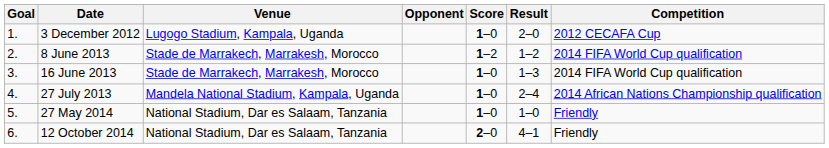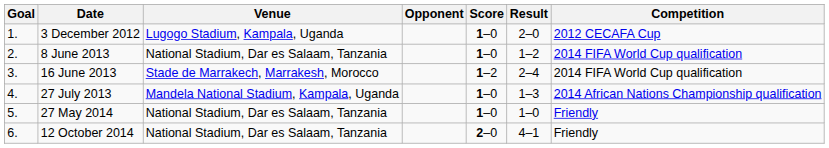(262, 53) Stade de Marrakech, Marrakesh, Morocco -> (266, 53) National Stadium, Dar es Salaam, Tanzania
(487, 53) 1–2 -> (487, 53) 1–0
(487, 73) 1–0 -> (487, 73) 1–2
(529, 73) 1–3 -> (529, 73) 2–4
(529, 93) 2–4 -> (529, 93) 1–3
